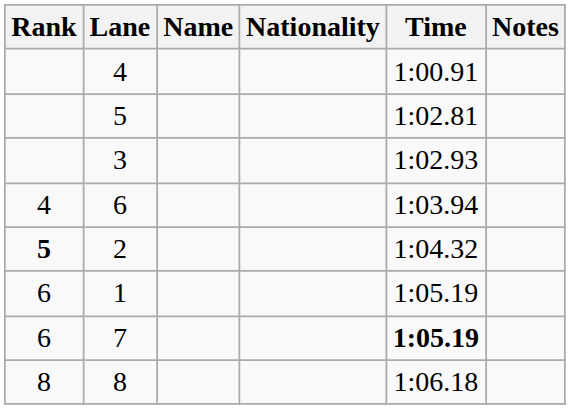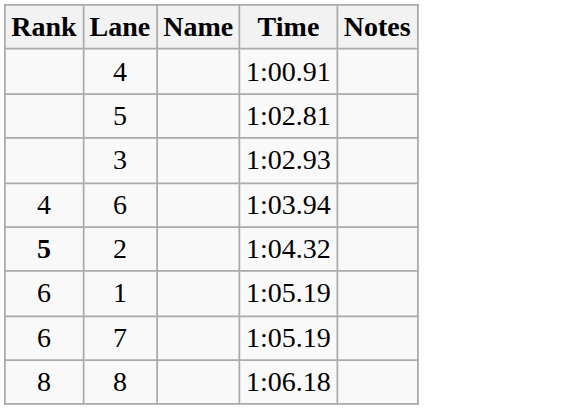- column: (313, 26)
(436, 337) bold -> (288, 337) normal
